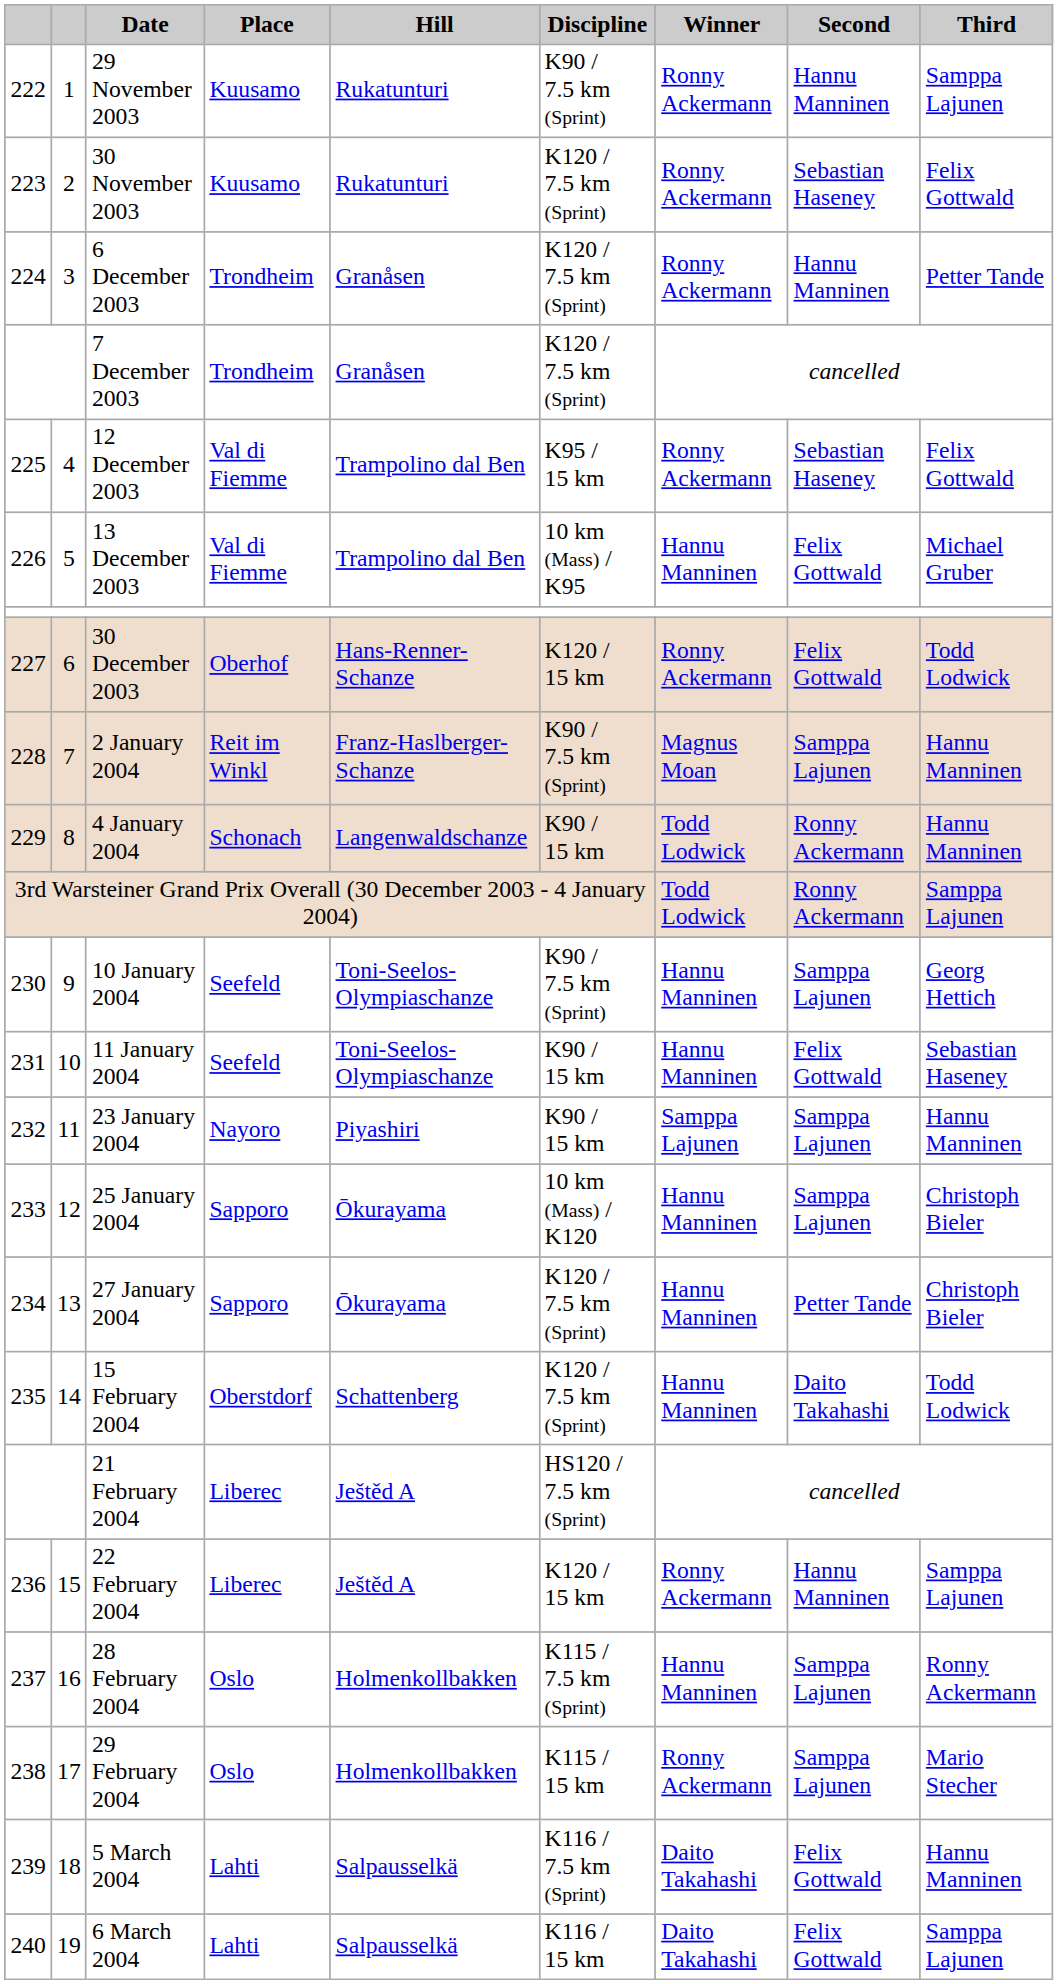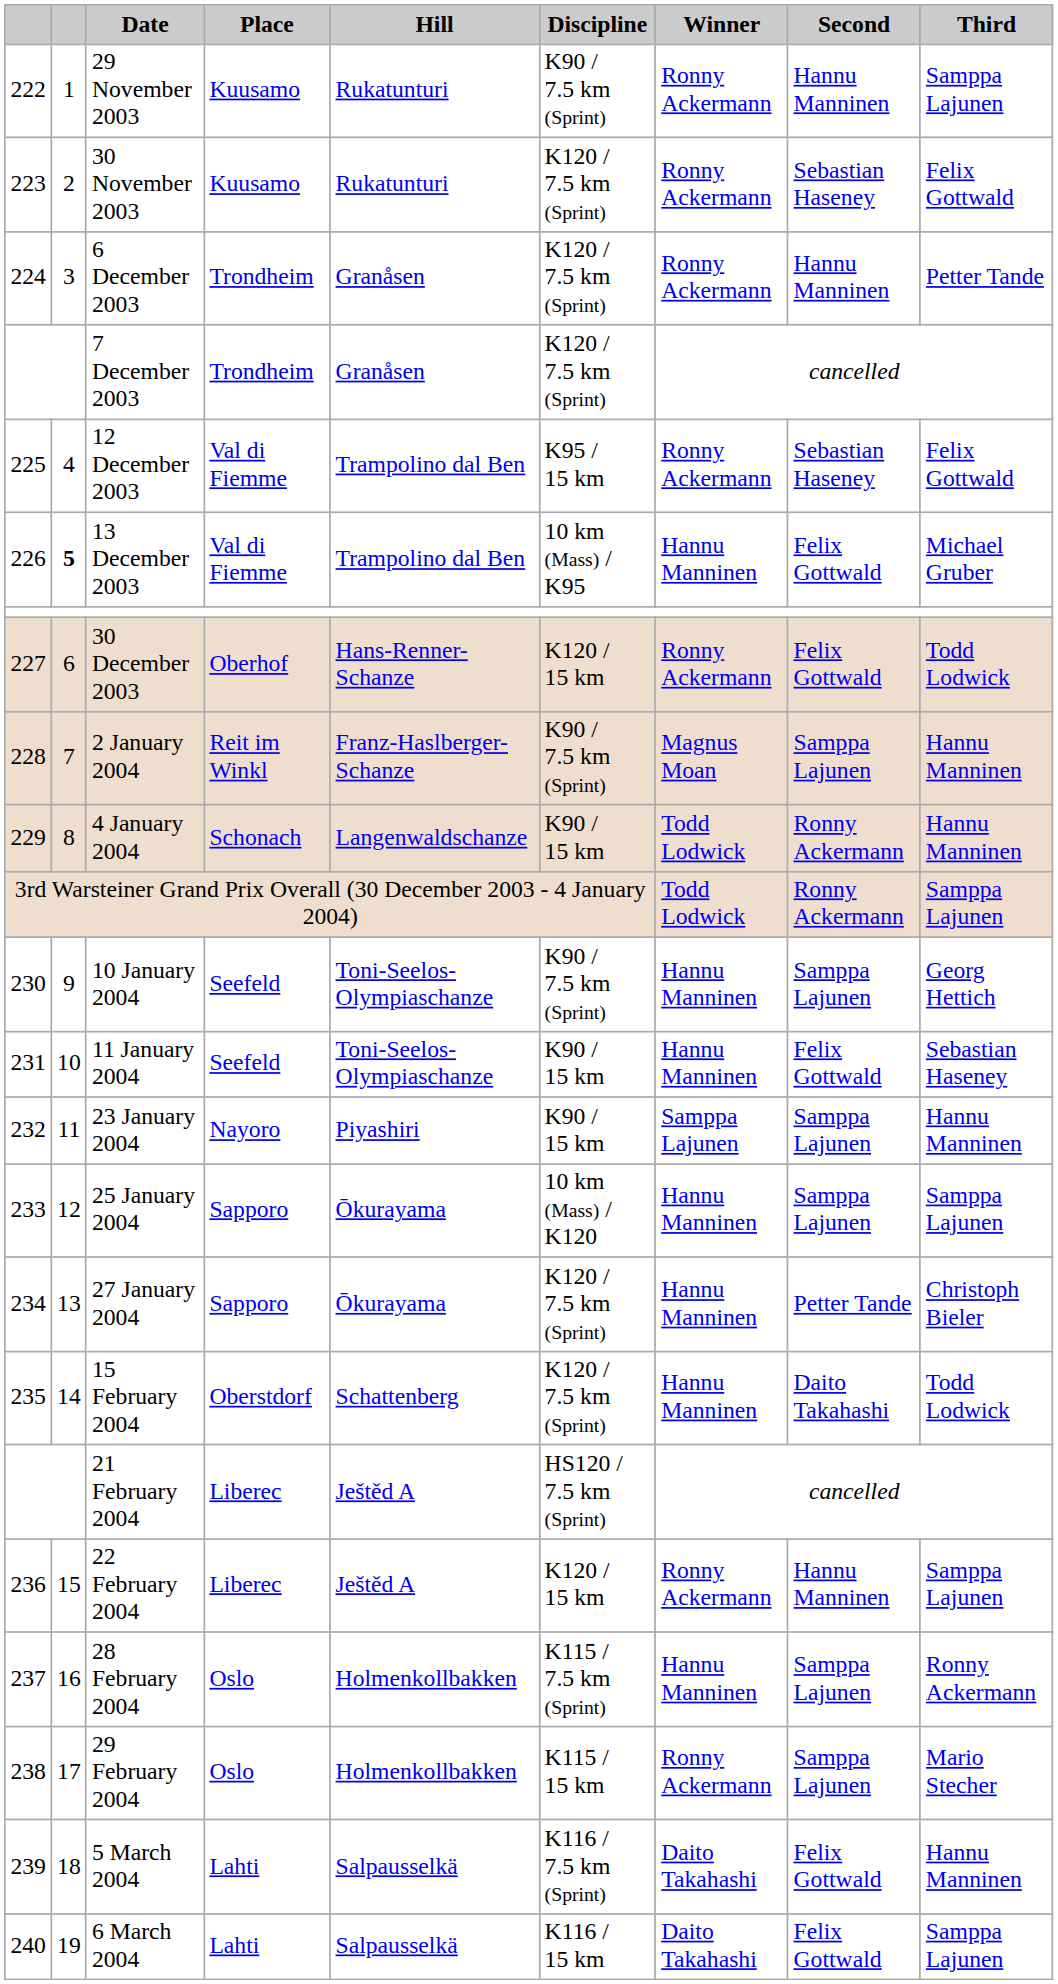(69, 558) normal -> (69, 558) bold
(973, 1209) Christoph Bieler -> (965, 1209) Samppa Lajunen
